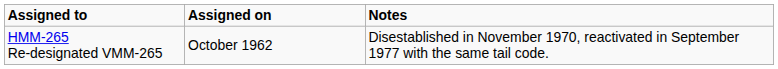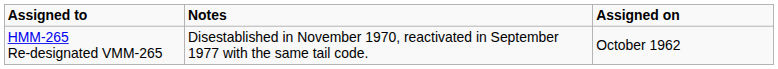columns swapped: (230, 15) <-> (388, 15)
